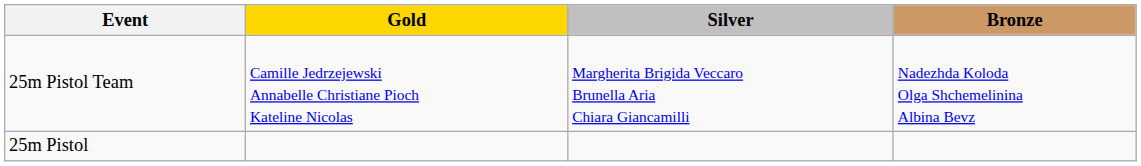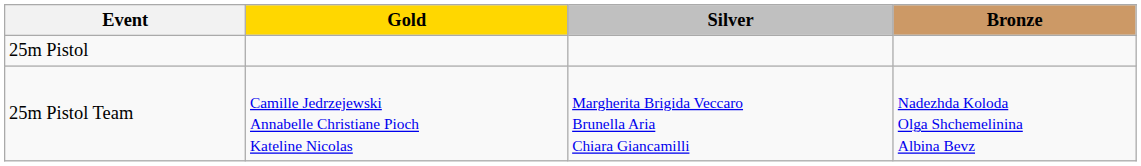rows swapped: (49, 146) <-> (71, 83)
